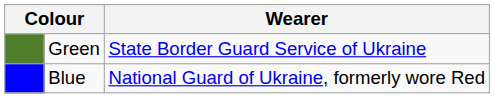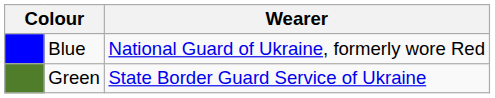rows swapped: (74, 48) <-> (67, 78)
